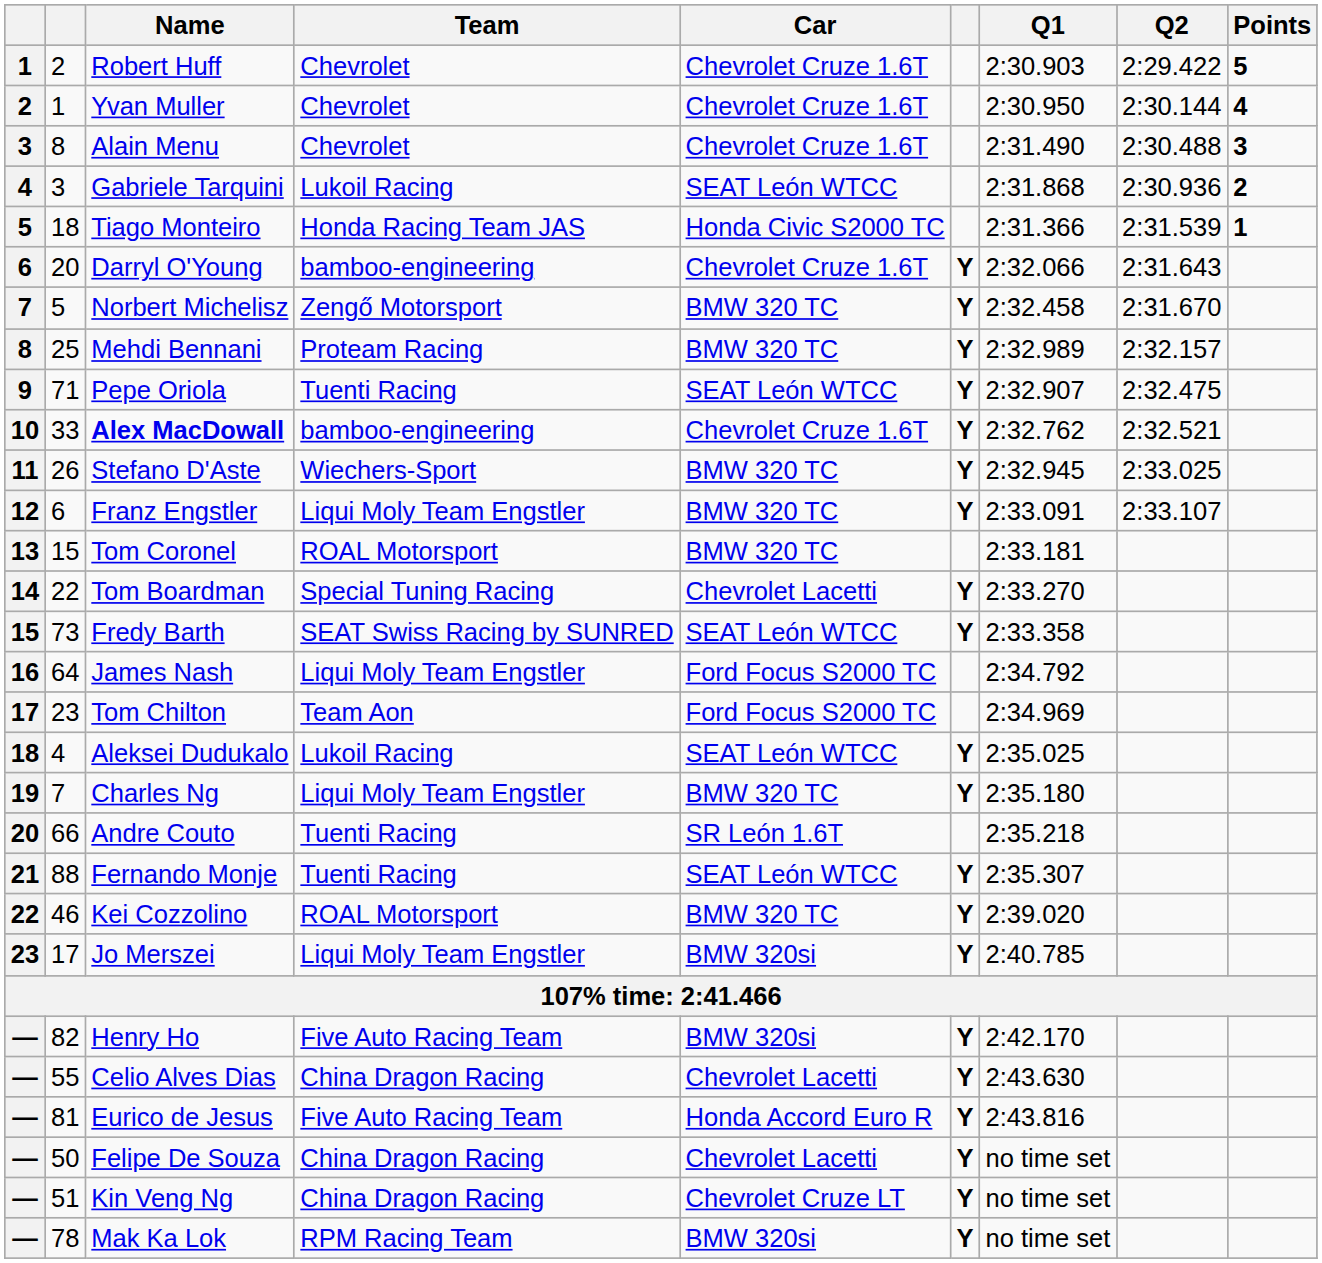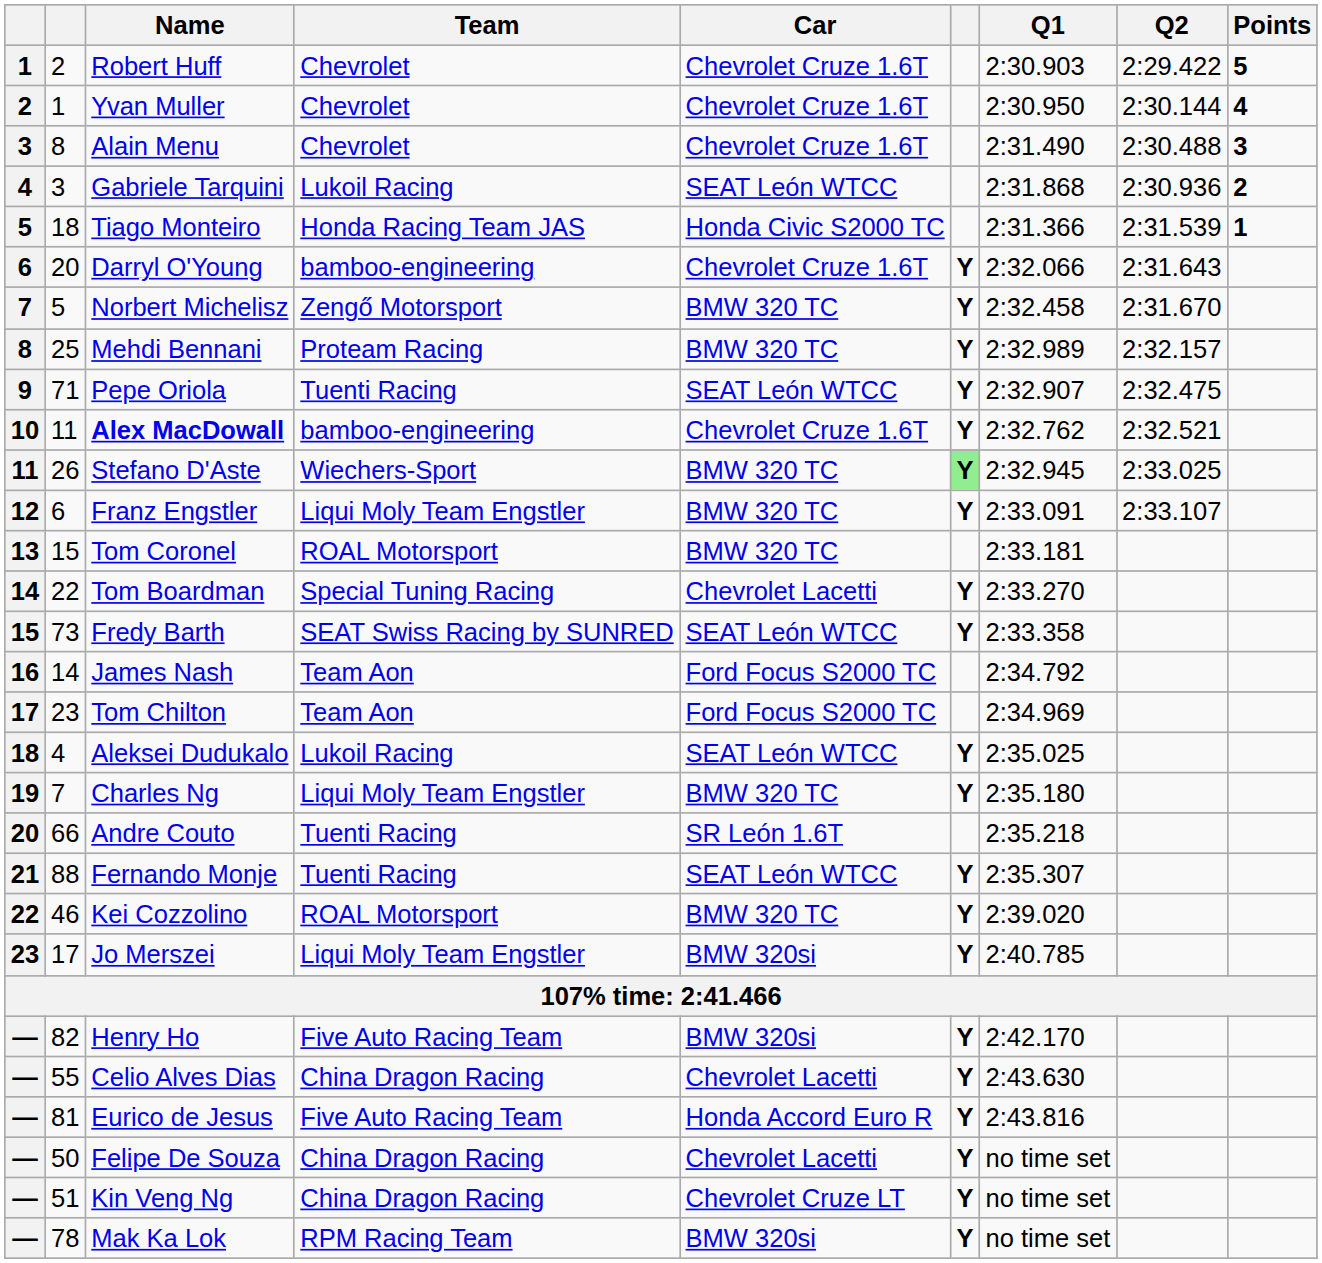(65, 429) 33 -> (64, 429) 11
(965, 470) no background -> (965, 470) lightgreen background
(65, 672) 64 -> (65, 672) 14
(443, 672) Liqui Moly Team Engstler -> (357, 672) Team Aon
